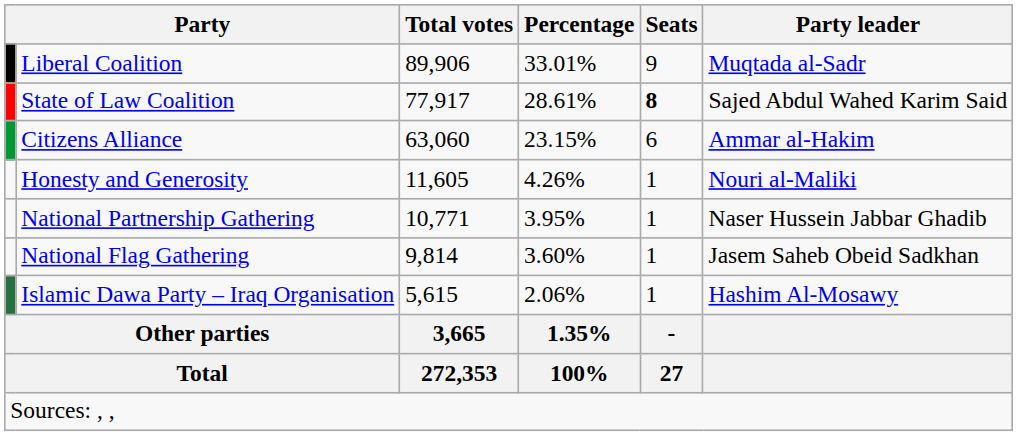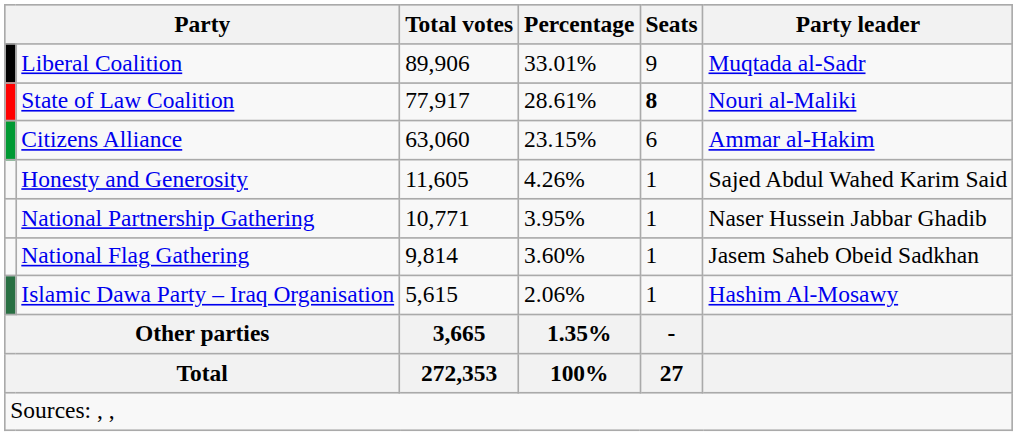(858, 101) Sajed Abdul Wahed Karim Said -> (782, 101) Nouri al-Maliki
(782, 179) Nouri al-Maliki -> (858, 179) Sajed Abdul Wahed Karim Said
